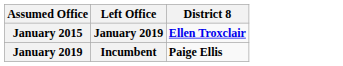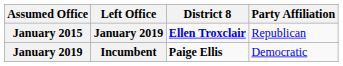+ column: (293, 14)
